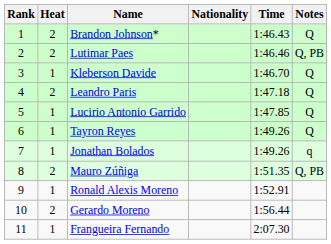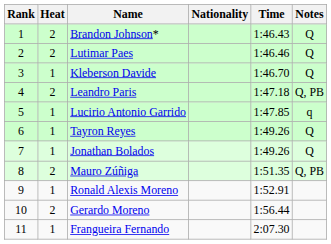(309, 53) Q, PB -> (309, 53) Q
(309, 92) Q -> (309, 92) Q, PB
(309, 112) Q -> (309, 112) q
(309, 151) q -> (309, 151) Q
